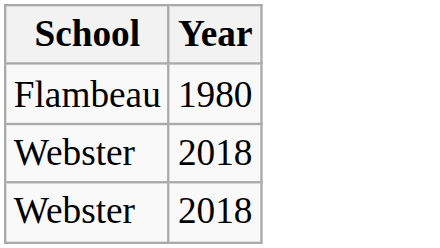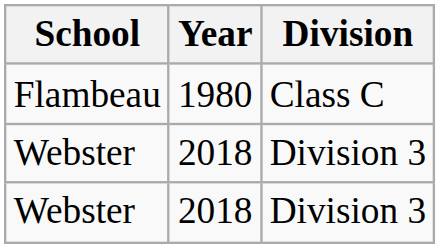+ column: (348, 34)
